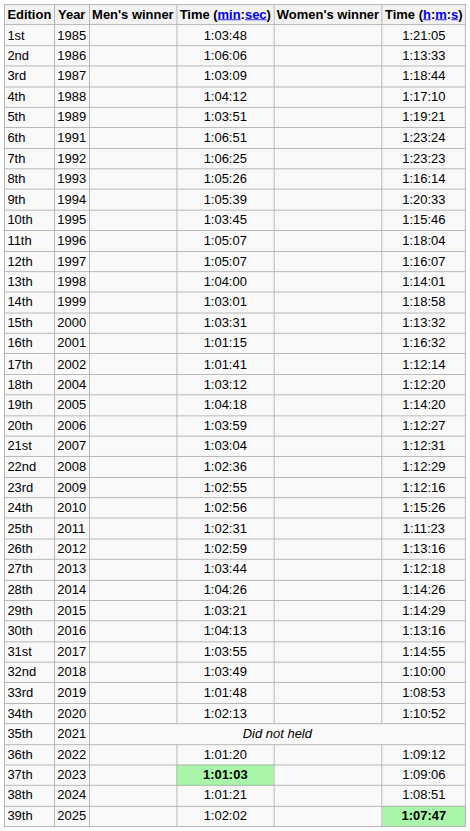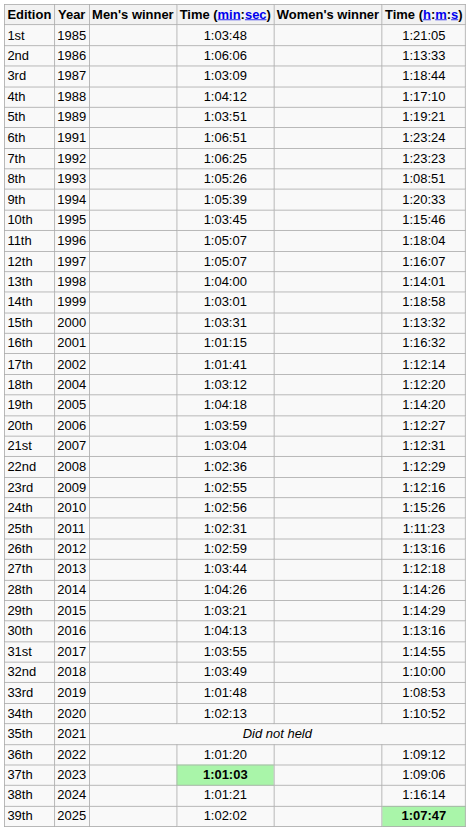(424, 179) 1:16:14 -> (424, 179) 1:08:51
(424, 795) 1:08:51 -> (424, 795) 1:16:14
